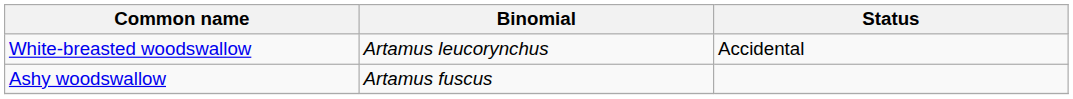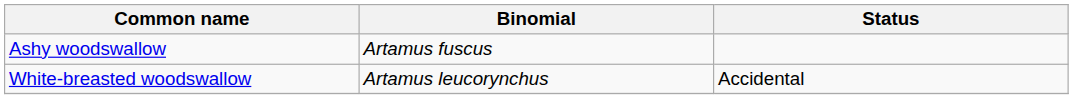rows swapped: (87, 78) <-> (130, 49)
